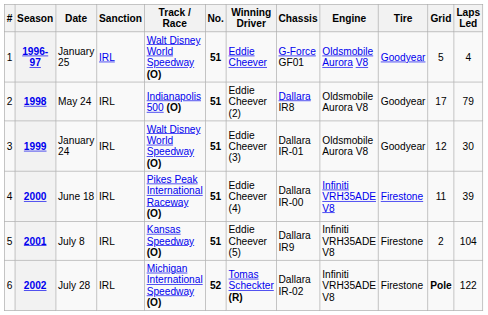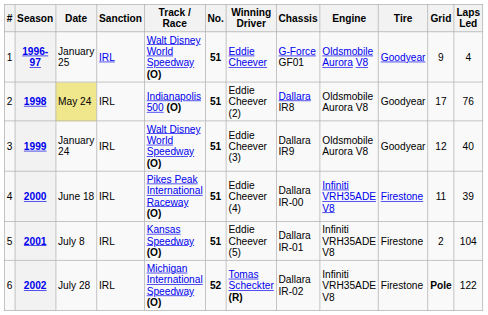(441, 57) 5 -> (441, 57) 9
(75, 102) no background -> (75, 102) khaki background
(468, 102) 79 -> (468, 102) 76
(295, 146) Dallara IR-01 -> (295, 146) Dallara IR9
(468, 146) 30 -> (468, 146) 40
(295, 241) Dallara IR9 -> (295, 241) Dallara IR-01
